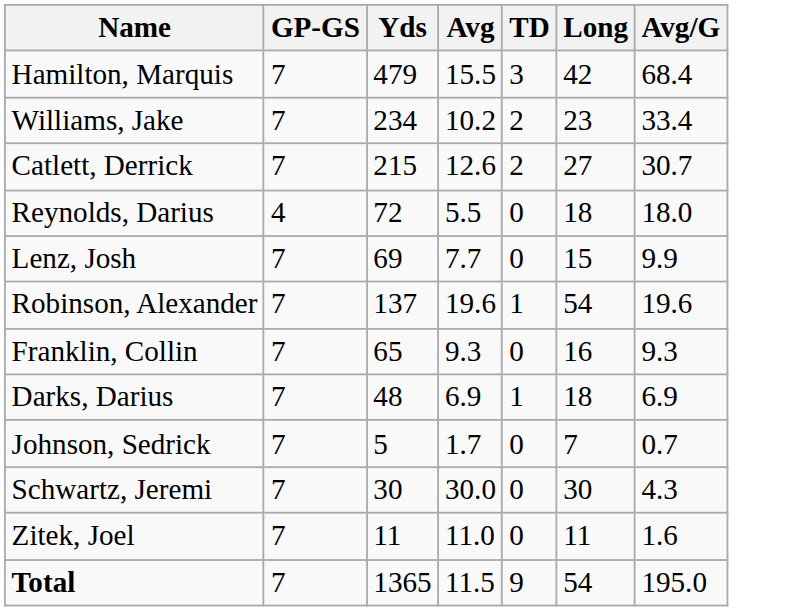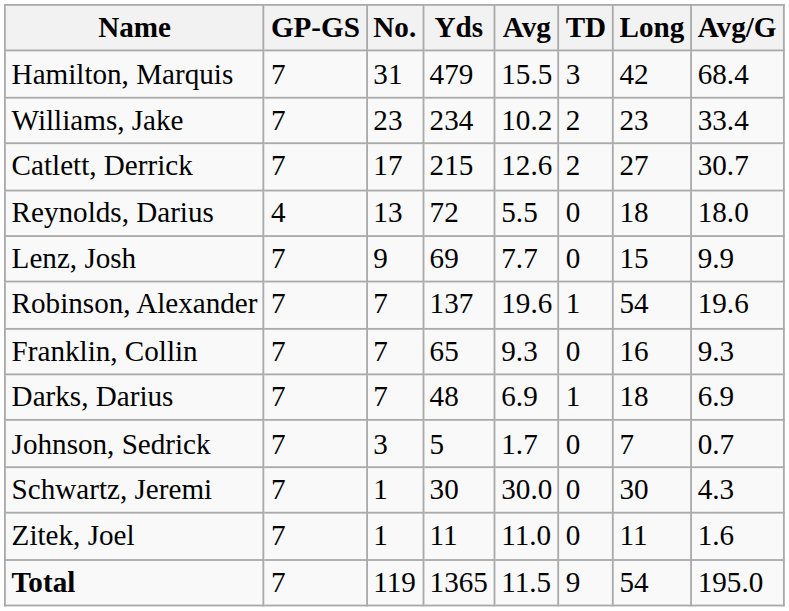+ column: (395, 27)
